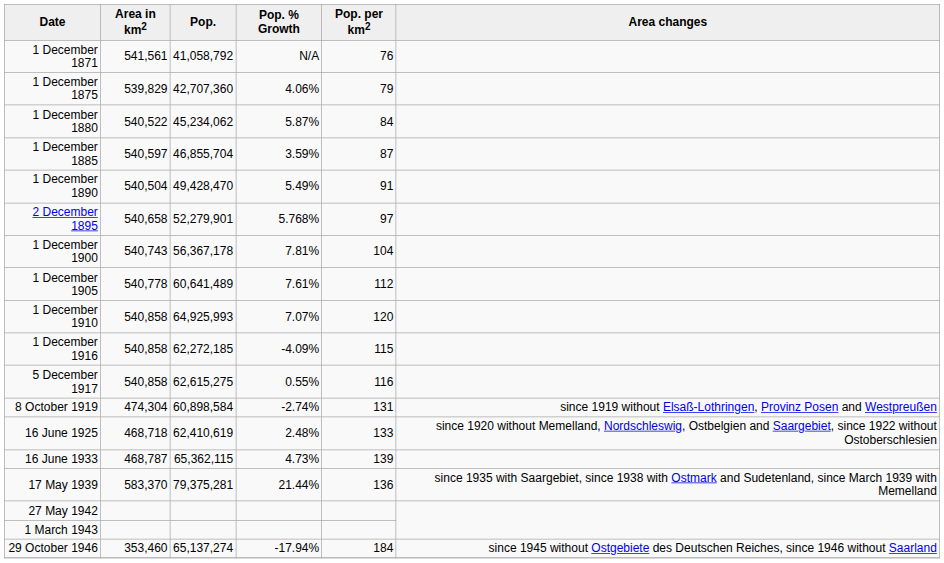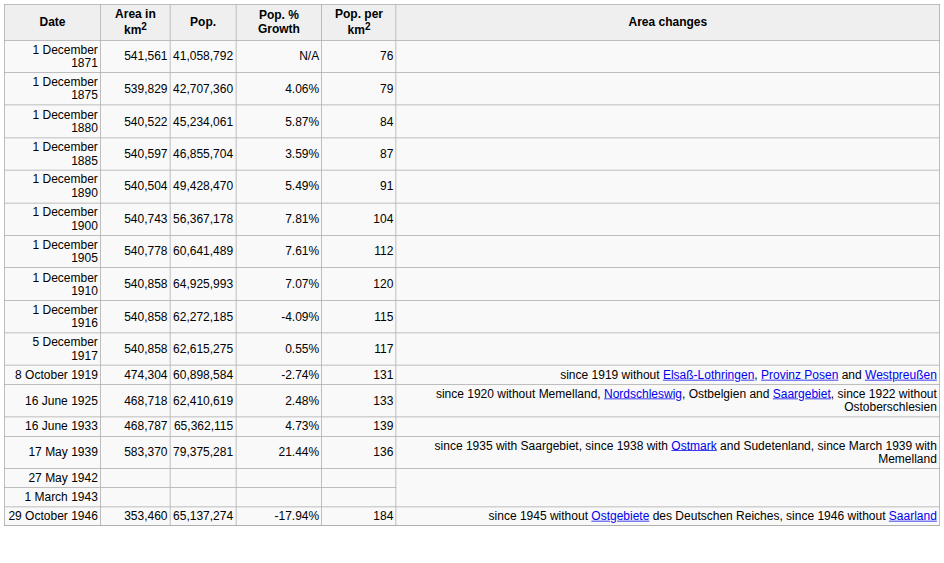(203, 121) 45,234,062 -> (203, 121) 45,234,061
- row: (65, 219)
(384, 381) 116 -> (384, 349) 117
